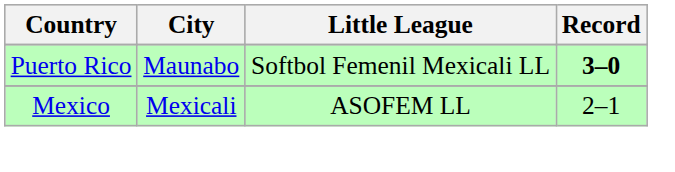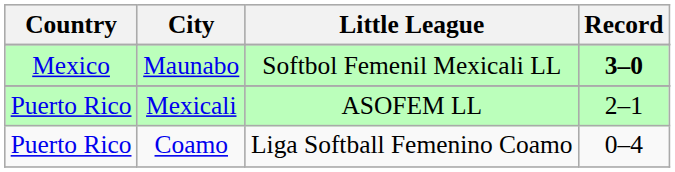(71, 65) Puerto Rico -> (71, 65) Mexico
(71, 105) Mexico -> (71, 105) Puerto Rico
+ row: (191, 145)
